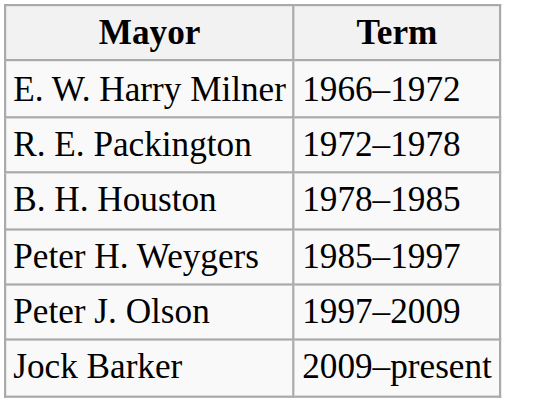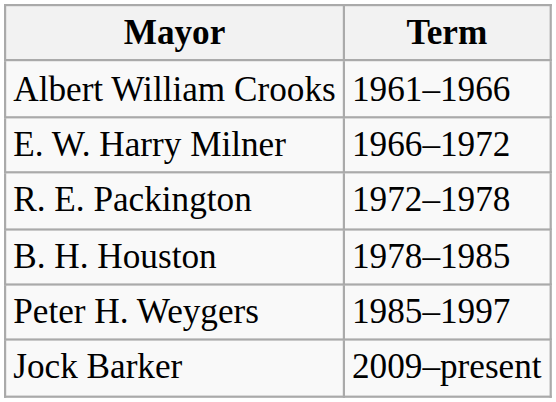+ row: (174, 88)
- row: (111, 311)
